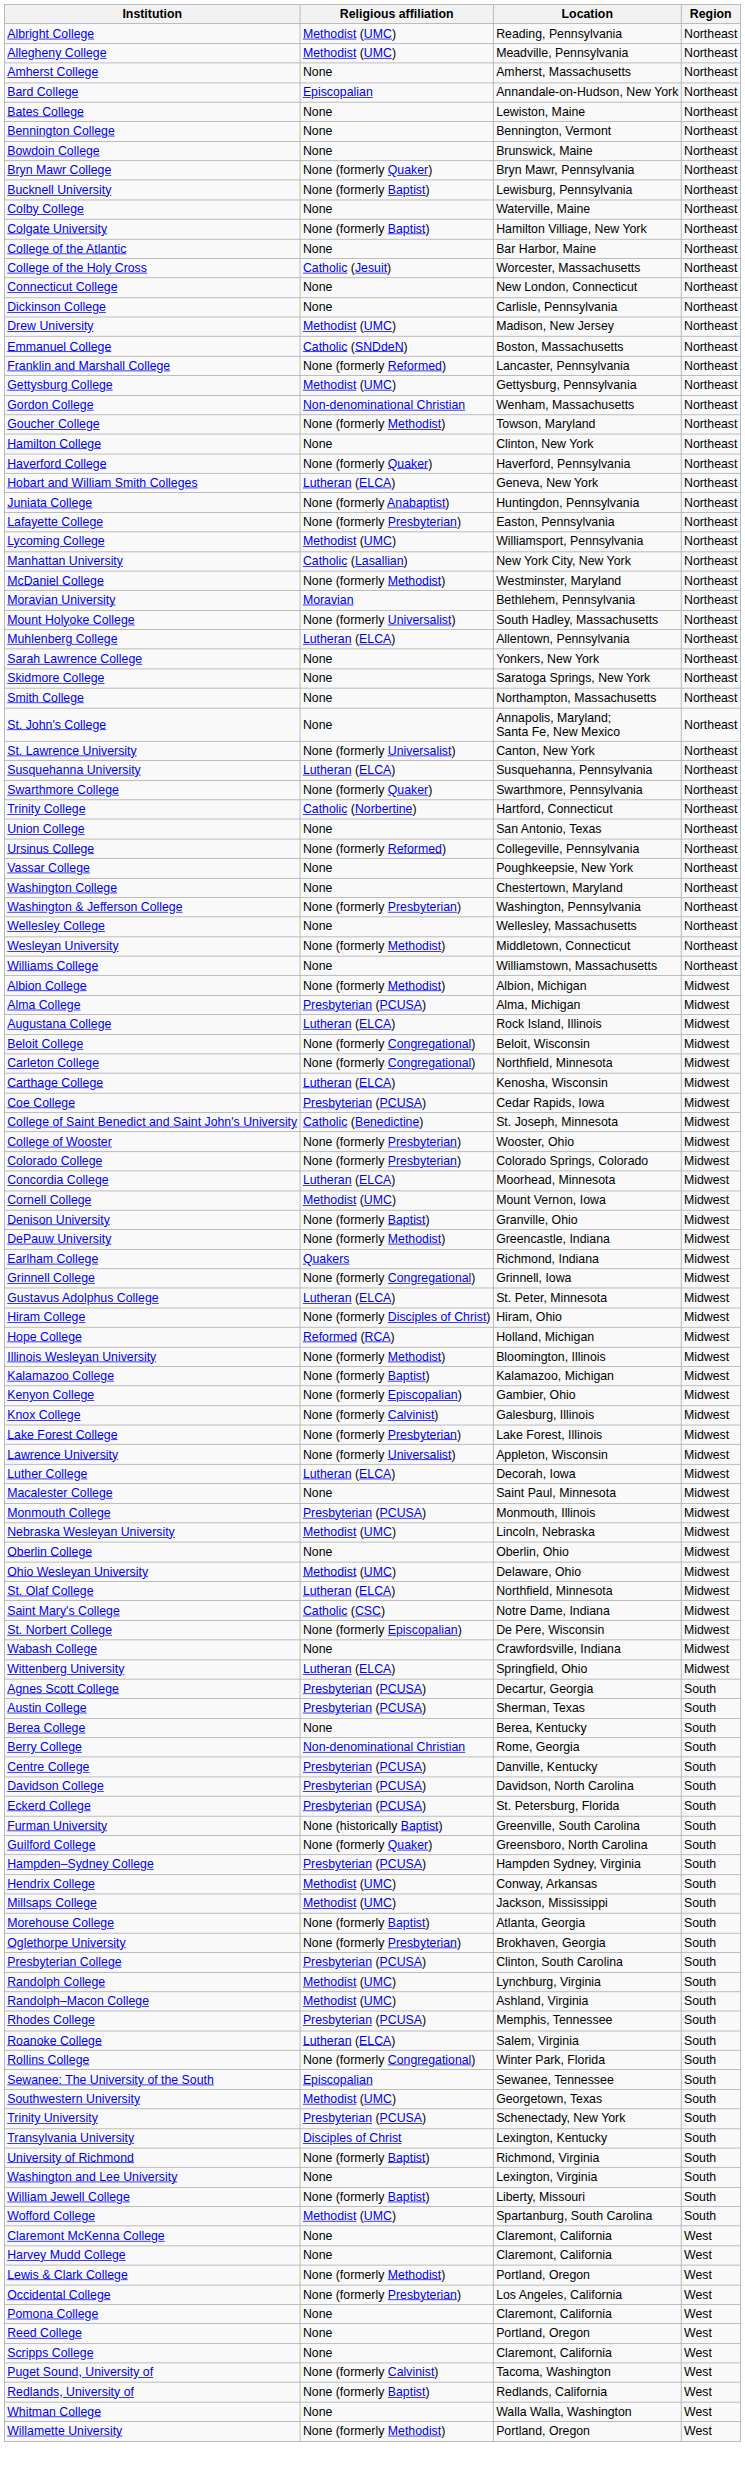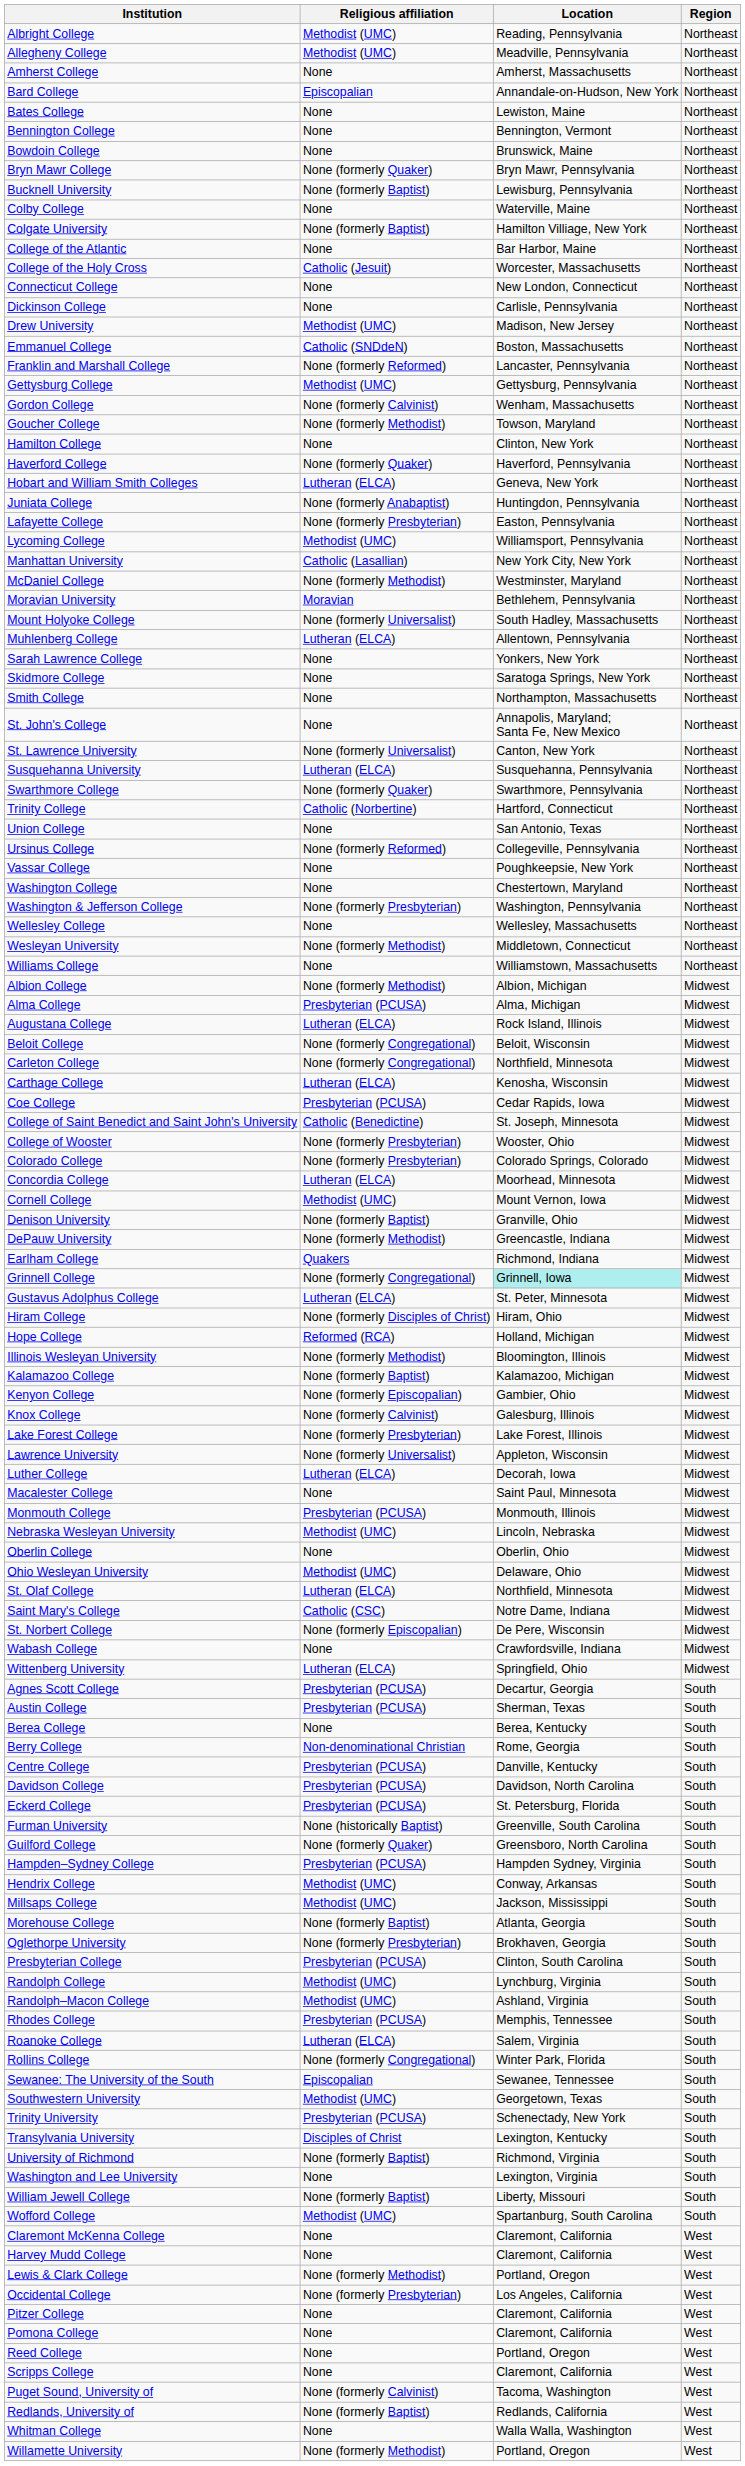(384, 405) Non-denominational Christian -> (371, 405) None (formerly Calvinist)
(534, 1278) no background -> (534, 1278) paleturquoise background
+ row: (46, 2314)
